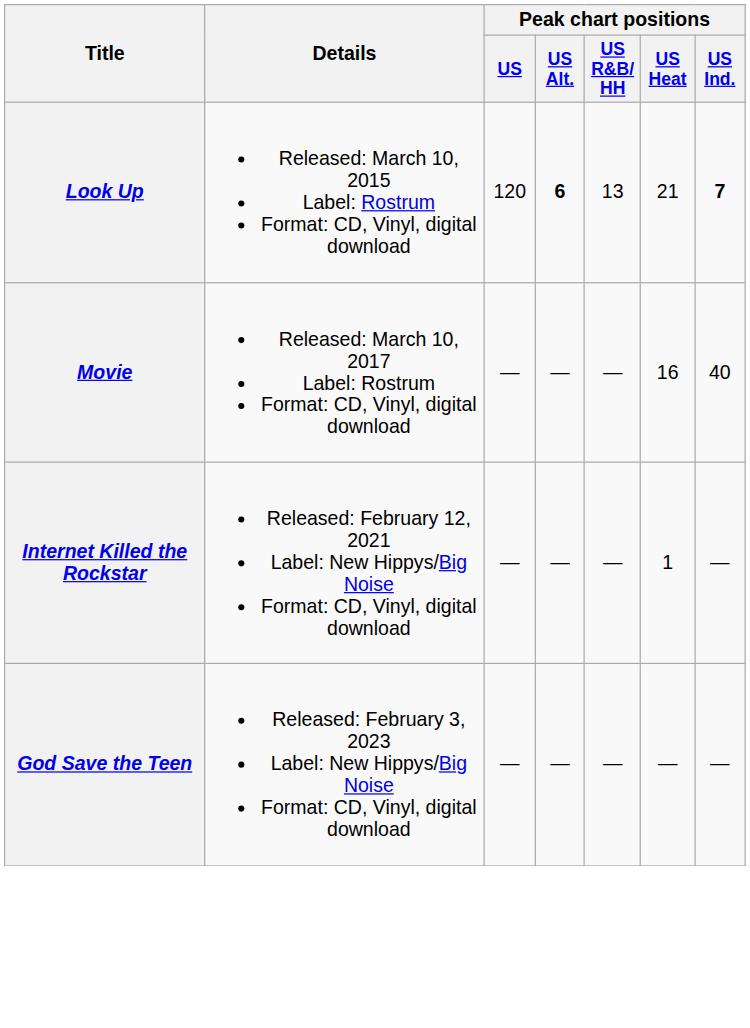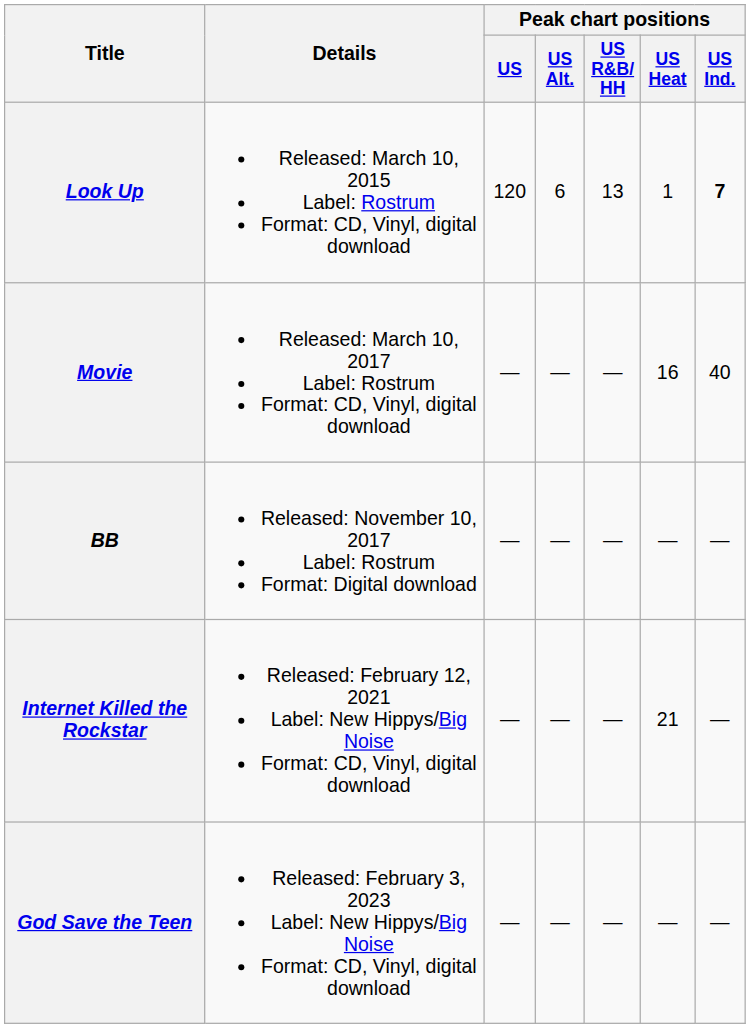(560, 192) bold -> (560, 192) normal
(668, 192) 21 -> (668, 192) 1
+ row: (105, 540)
(668, 562) 1 -> (668, 720) 21
